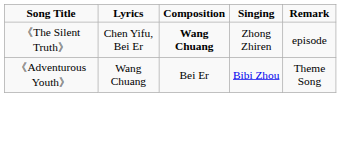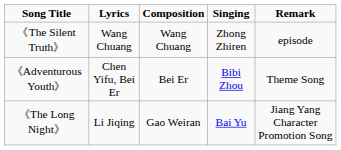(128, 40) Chen Yifu, Bei Er -> (114, 40) Wang Chuang
(194, 40) bold -> (173, 40) normal
(128, 75) Wang Chuang -> (114, 79) Chen Yifu, Bei Er
+ row: (47, 122)
